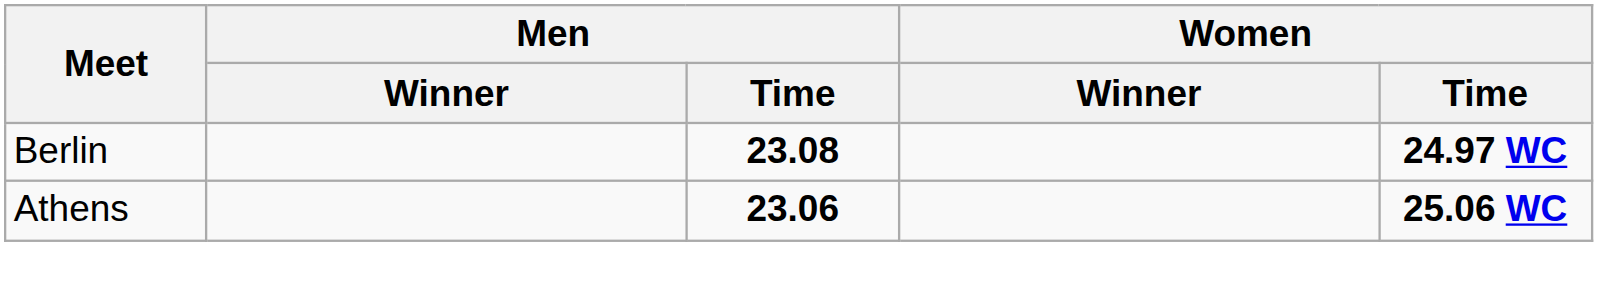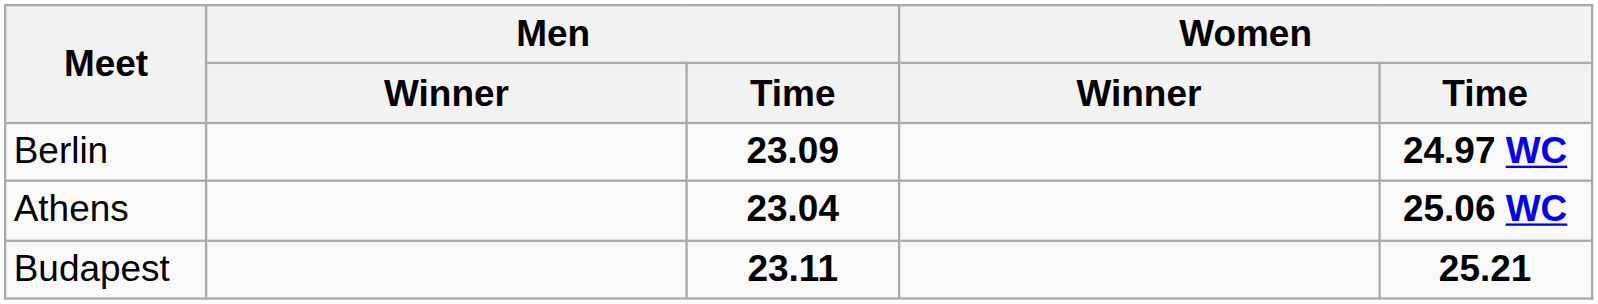(793, 151) 23.08 -> (793, 151) 23.09
(793, 209) 23.06 -> (793, 209) 23.04
+ row: (92, 268)
